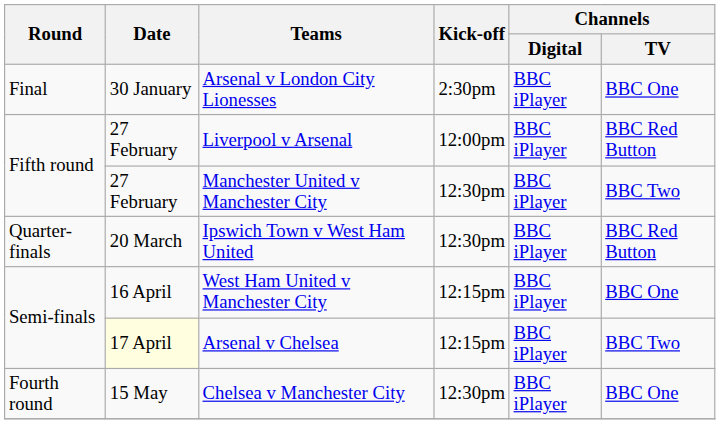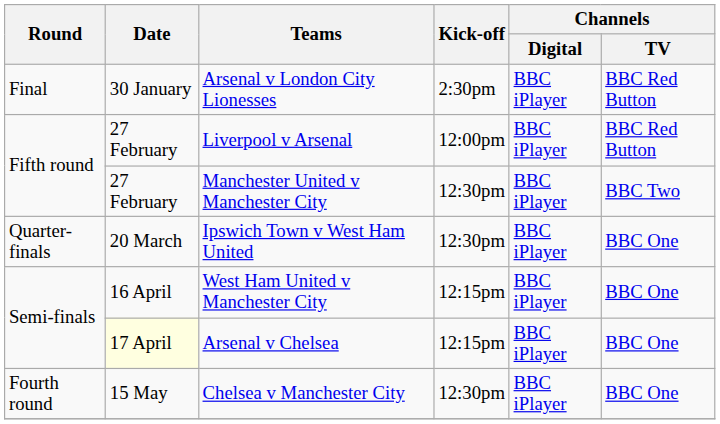(642, 89) BBC One -> (641, 89) BBC Red Button
(641, 241) BBC Red Button -> (642, 241) BBC One
(643, 342) BBC Two -> (642, 342) BBC One
